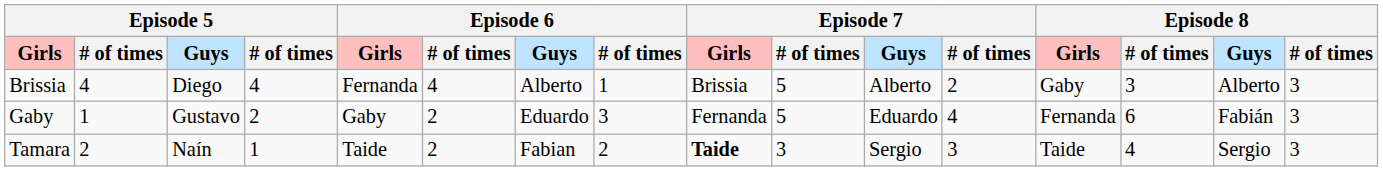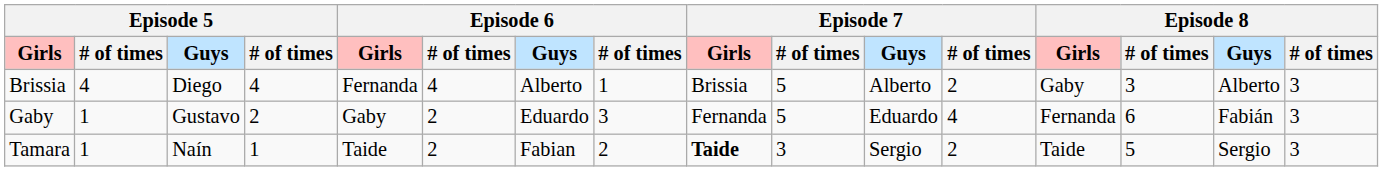(84, 149) 2 -> (84, 149) 1
(952, 149) 3 -> (952, 149) 2
(1130, 149) 4 -> (1130, 149) 5
